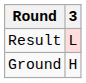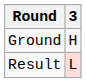rows swapped: (35, 65) <-> (35, 41)
